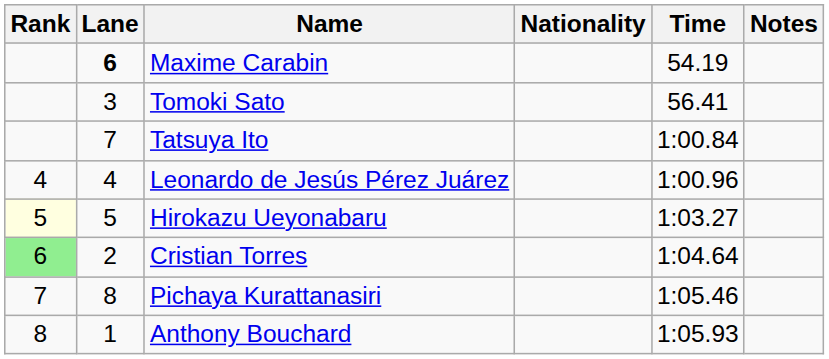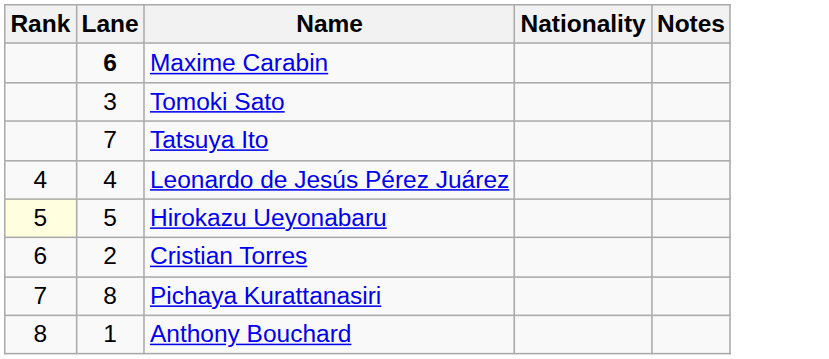- column: (698, 23)
(40, 256) lightgreen background -> (40, 256) no background
